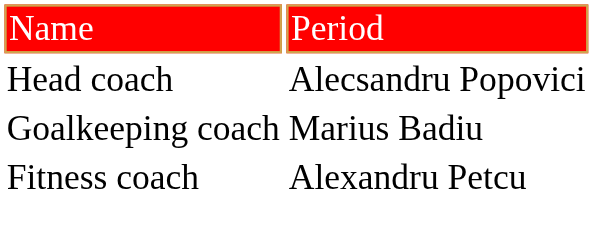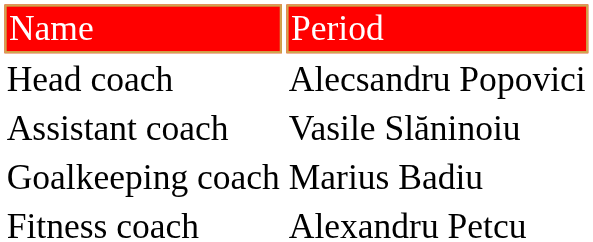+ row: (118, 128)
